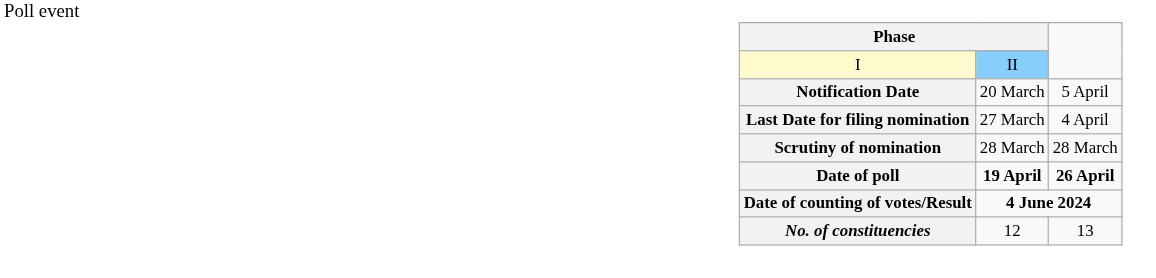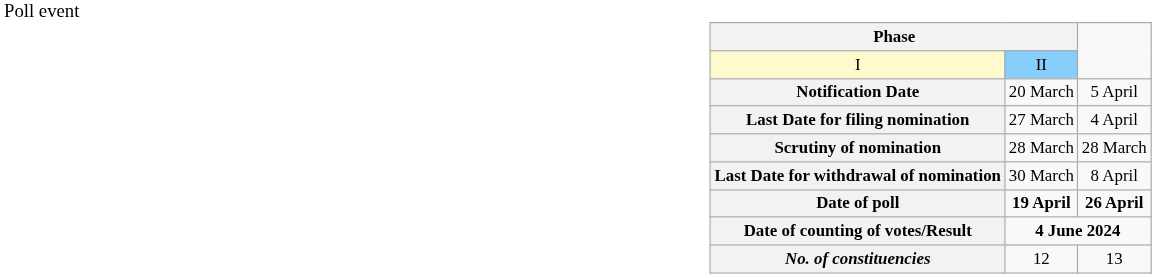+ row: (858, 175)
